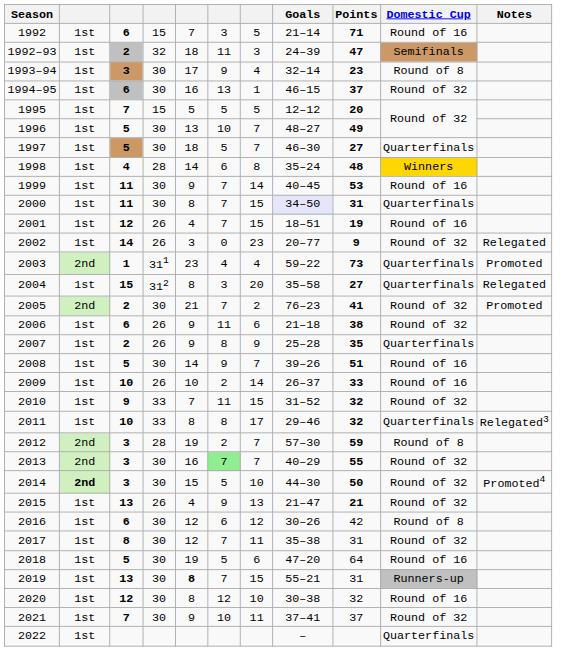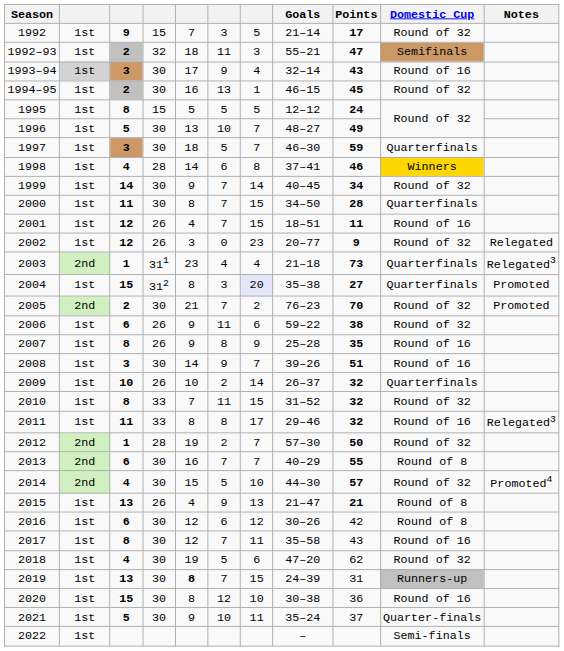(126, 33) 6 -> (126, 33) 9
(356, 33) 71 -> (356, 33) 17
(429, 33) Round of 16 -> (432, 33) Round of 32
(303, 52) 24–39 -> (303, 52) 55–21
(85, 71) no background -> (85, 71) lightgrey background
(356, 71) 23 -> (356, 71) 43
(429, 71) Round of 8 -> (432, 71) Round of 16
(126, 90) 6 -> (126, 90) 2
(356, 90) 37 -> (356, 90) 45
(126, 109) 7 -> (126, 109) 8
(356, 109) 20 -> (356, 109) 24
(126, 147) 5 -> (126, 147) 3
(356, 147) 27 -> (356, 147) 59
(303, 167) 35–24 -> (303, 167) 37–41
(356, 167) 48 -> (356, 167) 46
(126, 186) 11 -> (126, 186) 14
(356, 186) 53 -> (356, 186) 34
(429, 186) Round of 16 -> (432, 186) Round of 32
(303, 205) lavender background -> (303, 205) no background
(356, 205) 31 -> (356, 205) 28
(356, 224) 19 -> (356, 224) 11
(126, 243) 14 -> (126, 243) 12
(303, 263) 59–22 -> (303, 263) 21–18
(514, 263) Promoted -> (521, 263) Relegated3
(257, 285) no background -> (257, 285) lavender background
(303, 285) 35–58 -> (303, 285) 35–38
(514, 285) Relegated -> (521, 285) Promoted
(356, 306) 41 -> (356, 306) 70
(303, 325) 21–18 -> (303, 325) 59–22
(126, 344) 2 -> (126, 344) 8
(429, 344) Quarterfinals -> (432, 344) Round of 16
(126, 363) 5 -> (126, 363) 3
(356, 382) 33 -> (356, 382) 32
(429, 382) Round of 16 -> (432, 382) Quarterfinals
(126, 401) 9 -> (126, 401) 8
(126, 422) 10 -> (126, 422) 11
(429, 422) Quarterfinals -> (432, 422) Round of 16
(126, 442) 3 -> (126, 442) 1
(356, 442) 59 -> (356, 442) 50
(429, 442) Round of 8 -> (432, 442) Round of 32
(126, 462) 3 -> (126, 462) 6
(224, 462) lightgreen background -> (224, 462) no background
(429, 462) Round of 32 -> (432, 462) Round of 8
(85, 482) bold -> (85, 482) normal
(126, 482) 3 -> (126, 482) 4
(356, 482) 50 -> (356, 482) 57
(429, 503) Round of 32 -> (432, 503) Round of 8
(303, 541) 35–38 -> (303, 541) 35–58
(356, 541) 31 -> (356, 541) 43
(429, 541) Round of 32 -> (432, 541) Round of 16
(126, 560) 5 -> (126, 560) 4
(356, 560) 64 -> (356, 560) 62
(429, 560) Round of 16 -> (432, 560) Round of 32
(303, 579) 55–21 -> (303, 579) 24–39
(126, 598) 12 -> (126, 598) 15
(356, 598) 32 -> (356, 598) 36
(126, 617) 7 -> (126, 617) 5
(303, 617) 37–41 -> (303, 617) 35–24
(429, 617) Round of 32 -> (432, 617) Quarter-finals
(429, 636) Quarterfinals -> (432, 636) Semi-finals
